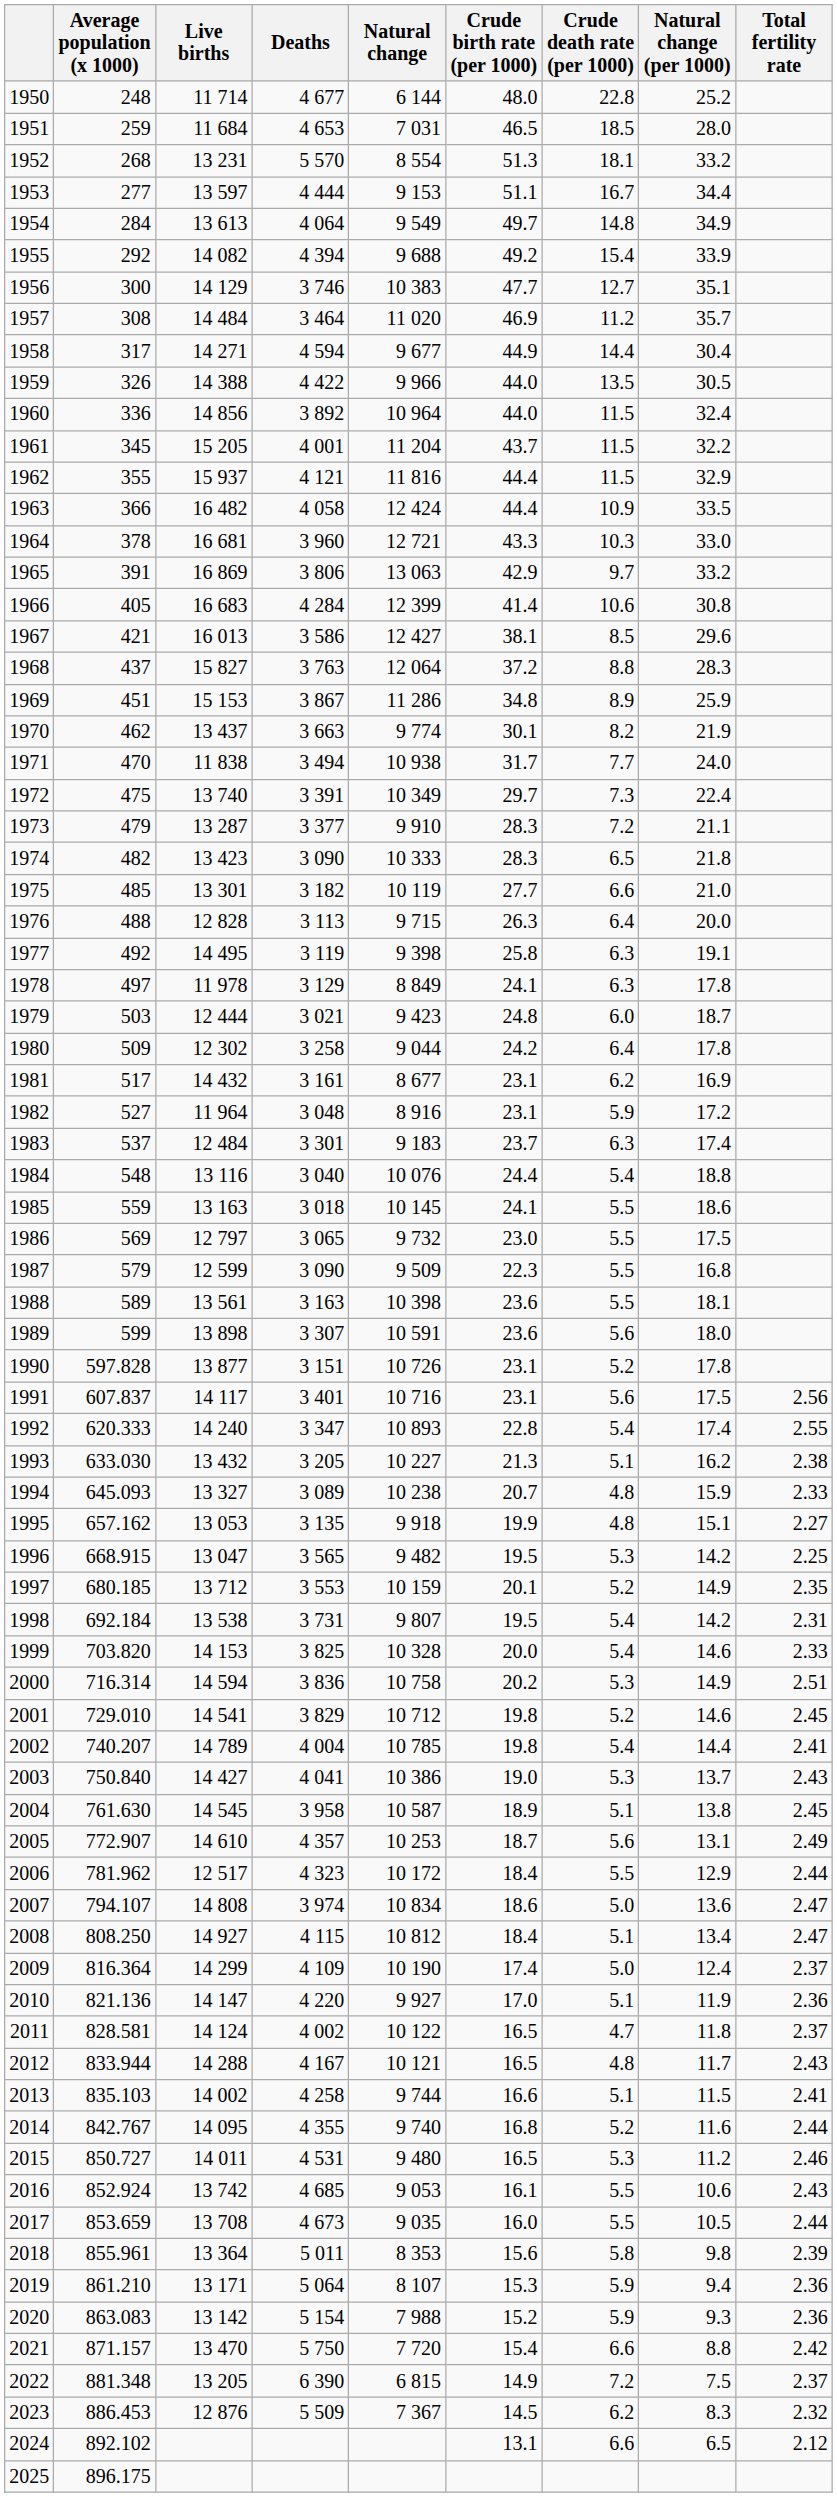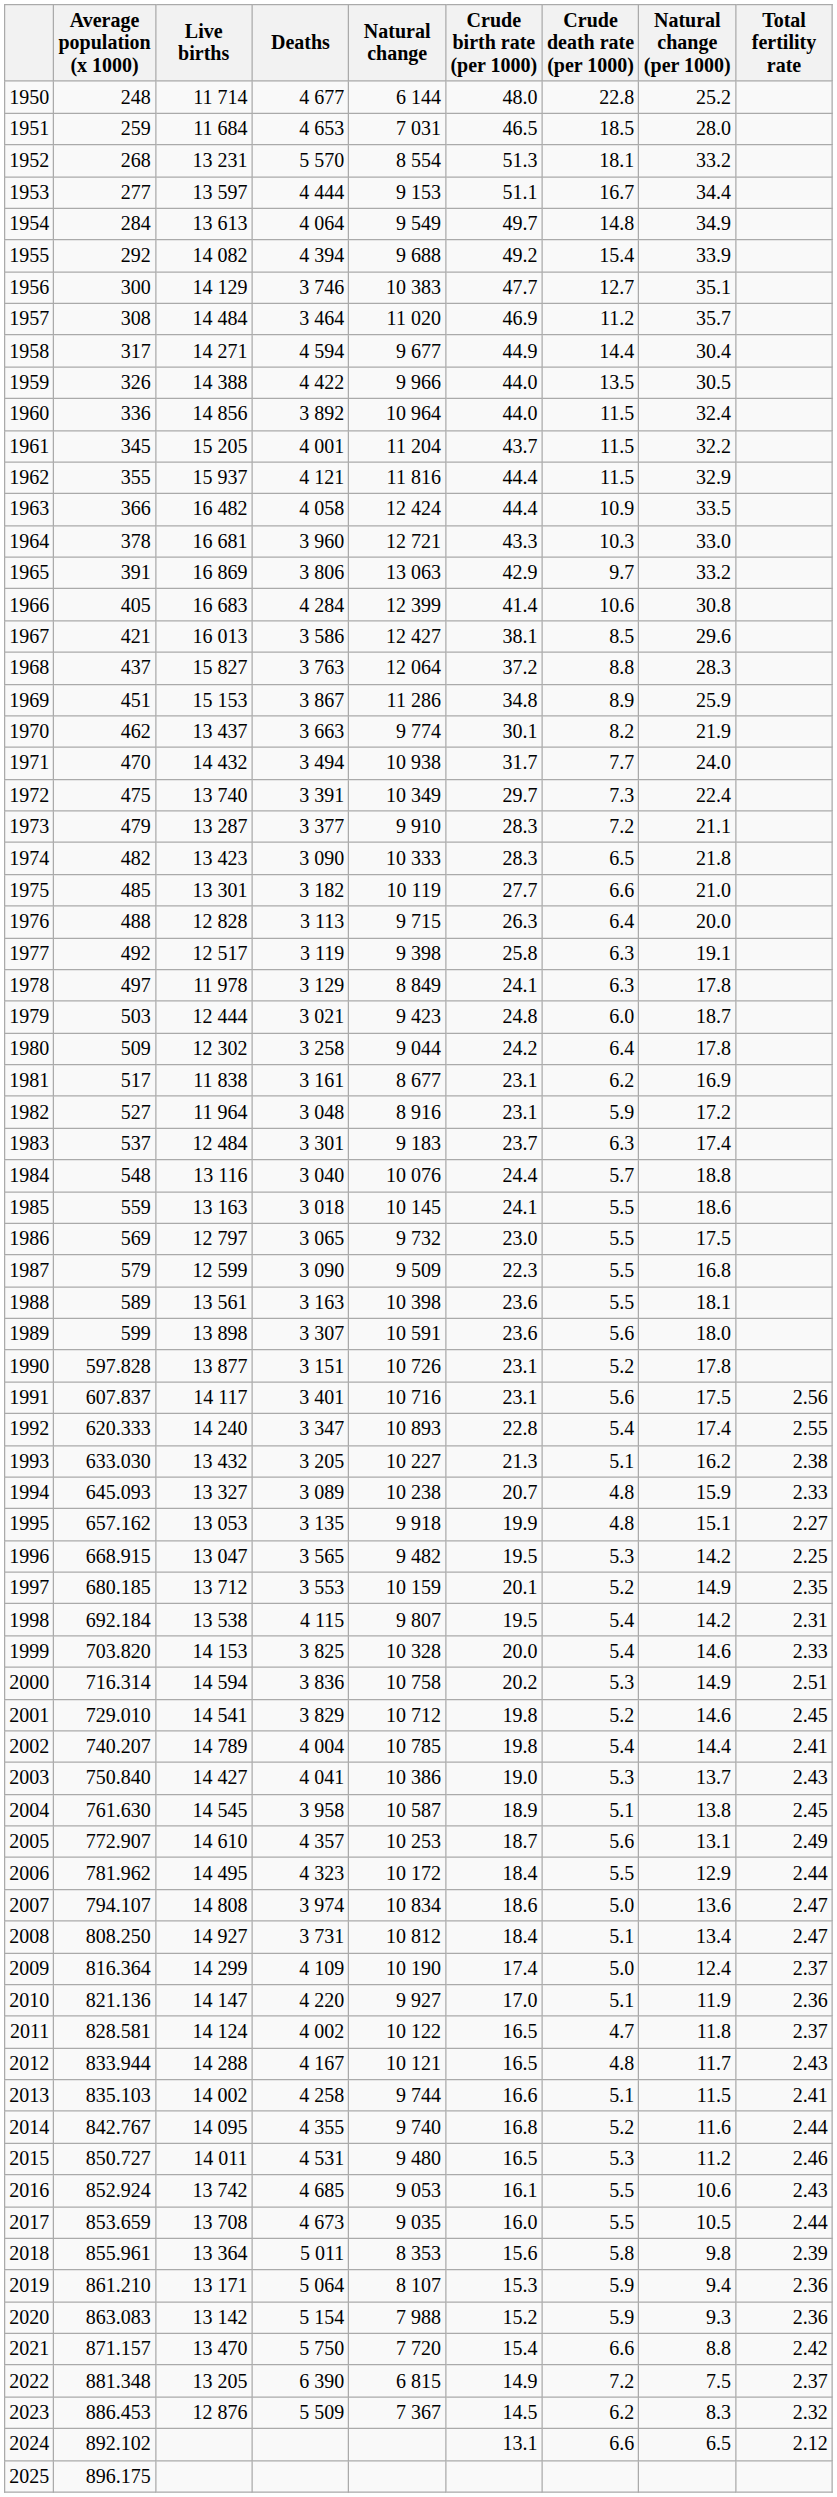(220, 763) 11 838 -> (220, 763) 14 432
(220, 953) 14 495 -> (220, 953) 12 517
(220, 1080) 14 432 -> (220, 1080) 11 838
(622, 1175) 5.4 -> (622, 1175) 5.7
(322, 1619) 3 731 -> (322, 1619) 4 115
(220, 1873) 12 517 -> (220, 1873) 14 495
(322, 1936) 4 115 -> (322, 1936) 3 731
